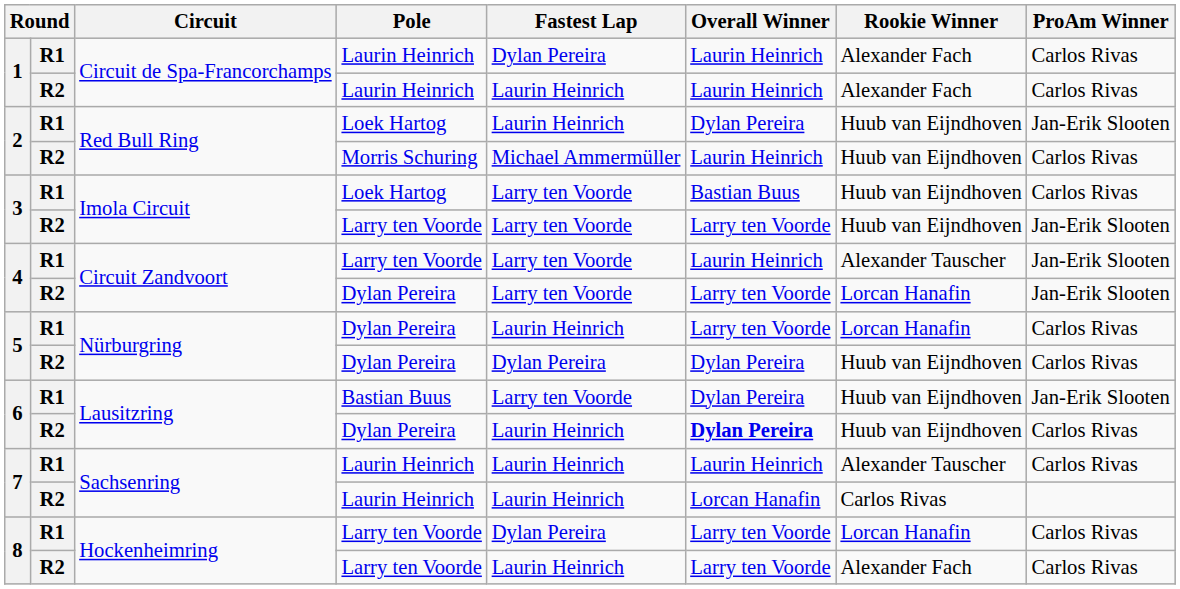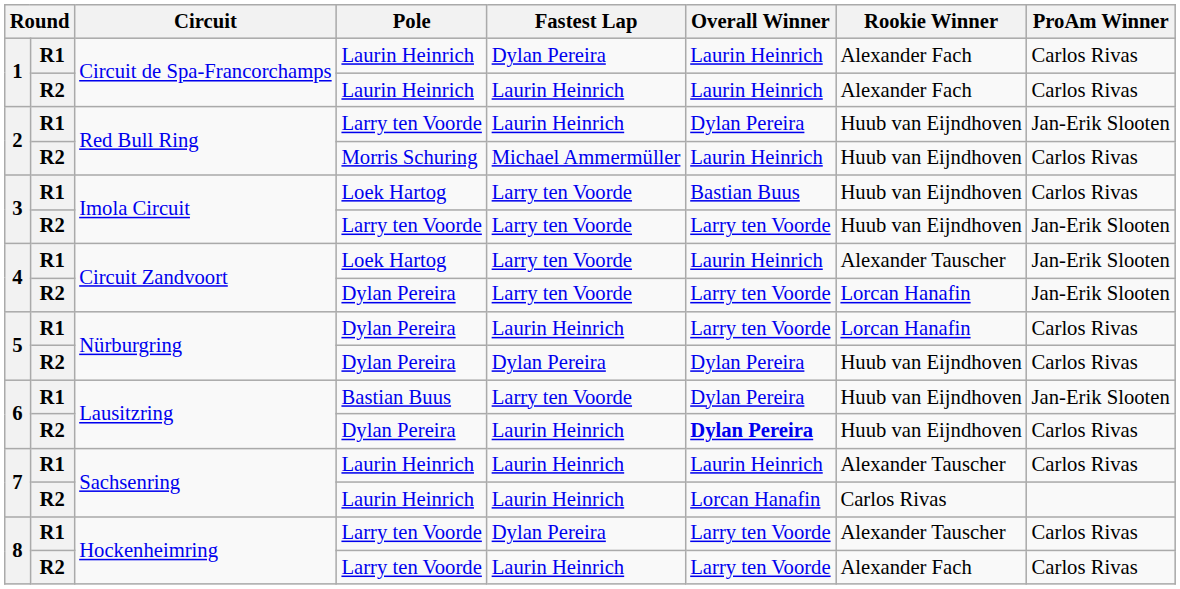(394, 123) Loek Hartog -> (412, 123) Larry ten Voorde
(412, 259) Larry ten Voorde -> (394, 259) Loek Hartog
(906, 532) Lorcan Hanafin -> (923, 532) Alexander Tauscher
